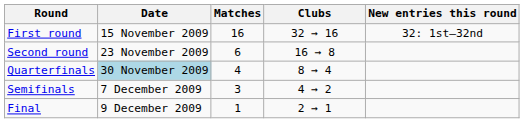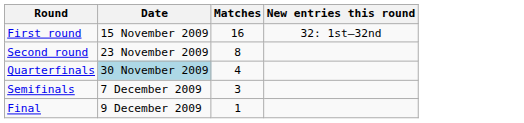- column: (315, 14)
(238, 51) 6 -> (238, 51) 8
